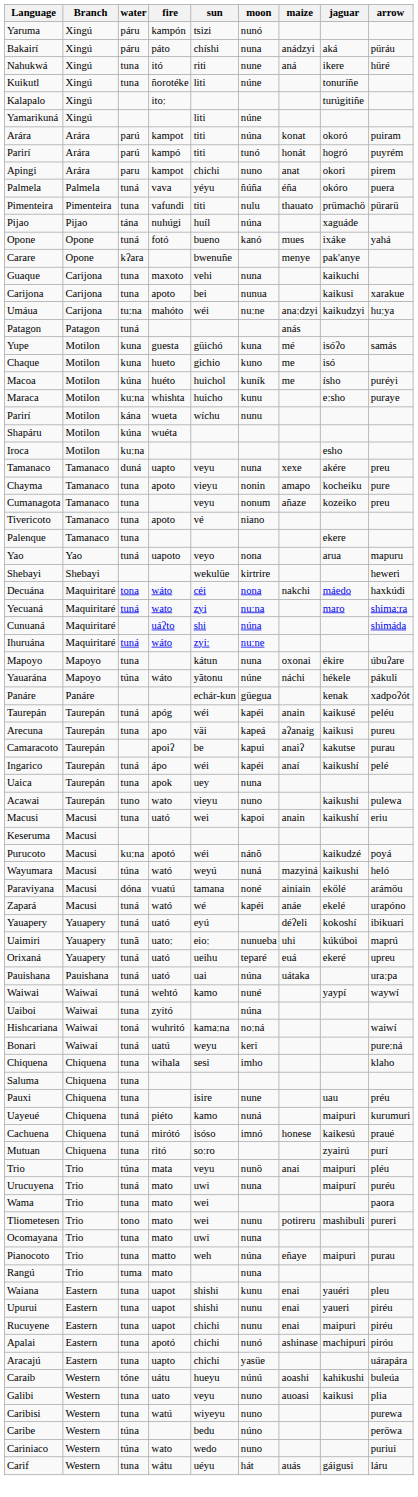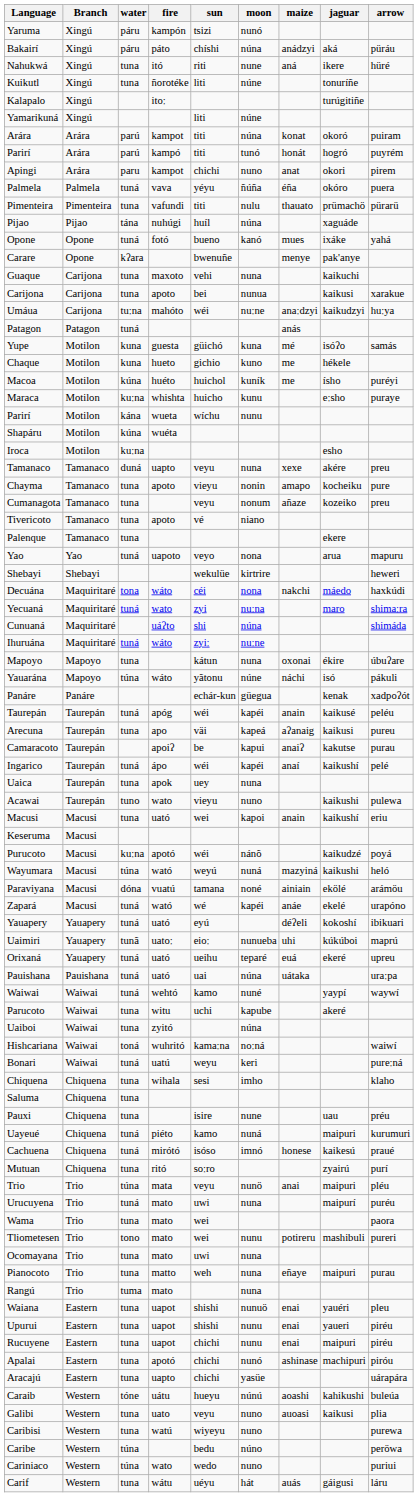(251, 47) nuna -> (251, 47) núna
(329, 362) isó -> (337, 362) hékele
(337, 677) hékele -> (329, 677) isó
+ row: (26, 1010)
(251, 1255) núna -> (251, 1272) nuna
(251, 1290) kunu -> (254, 1307) nunuö
